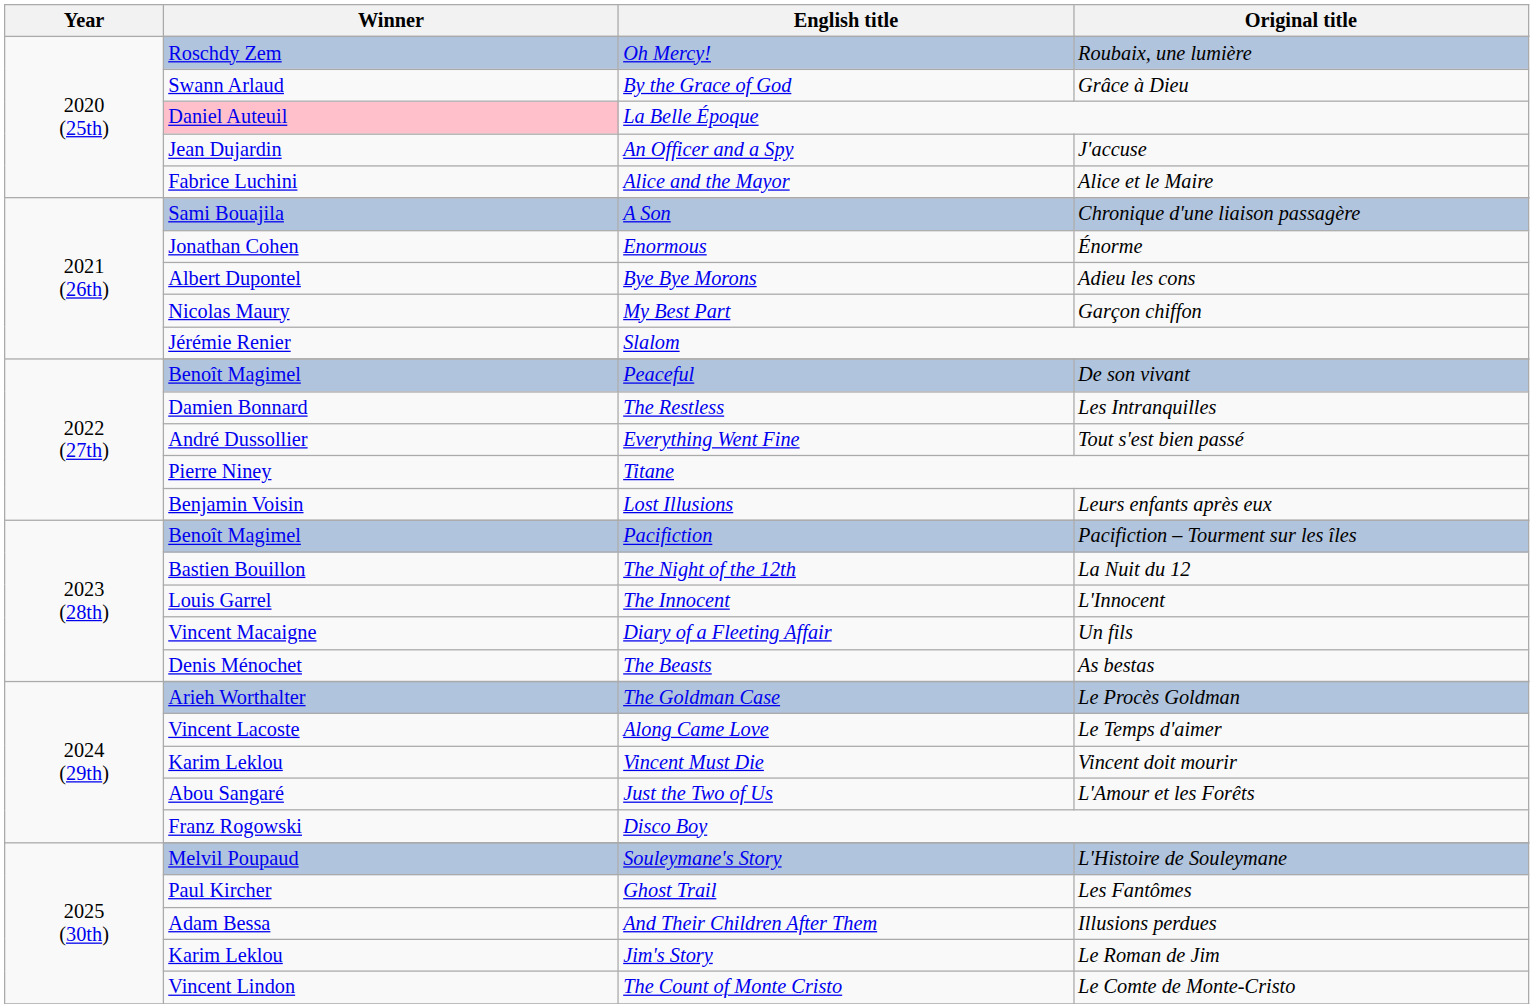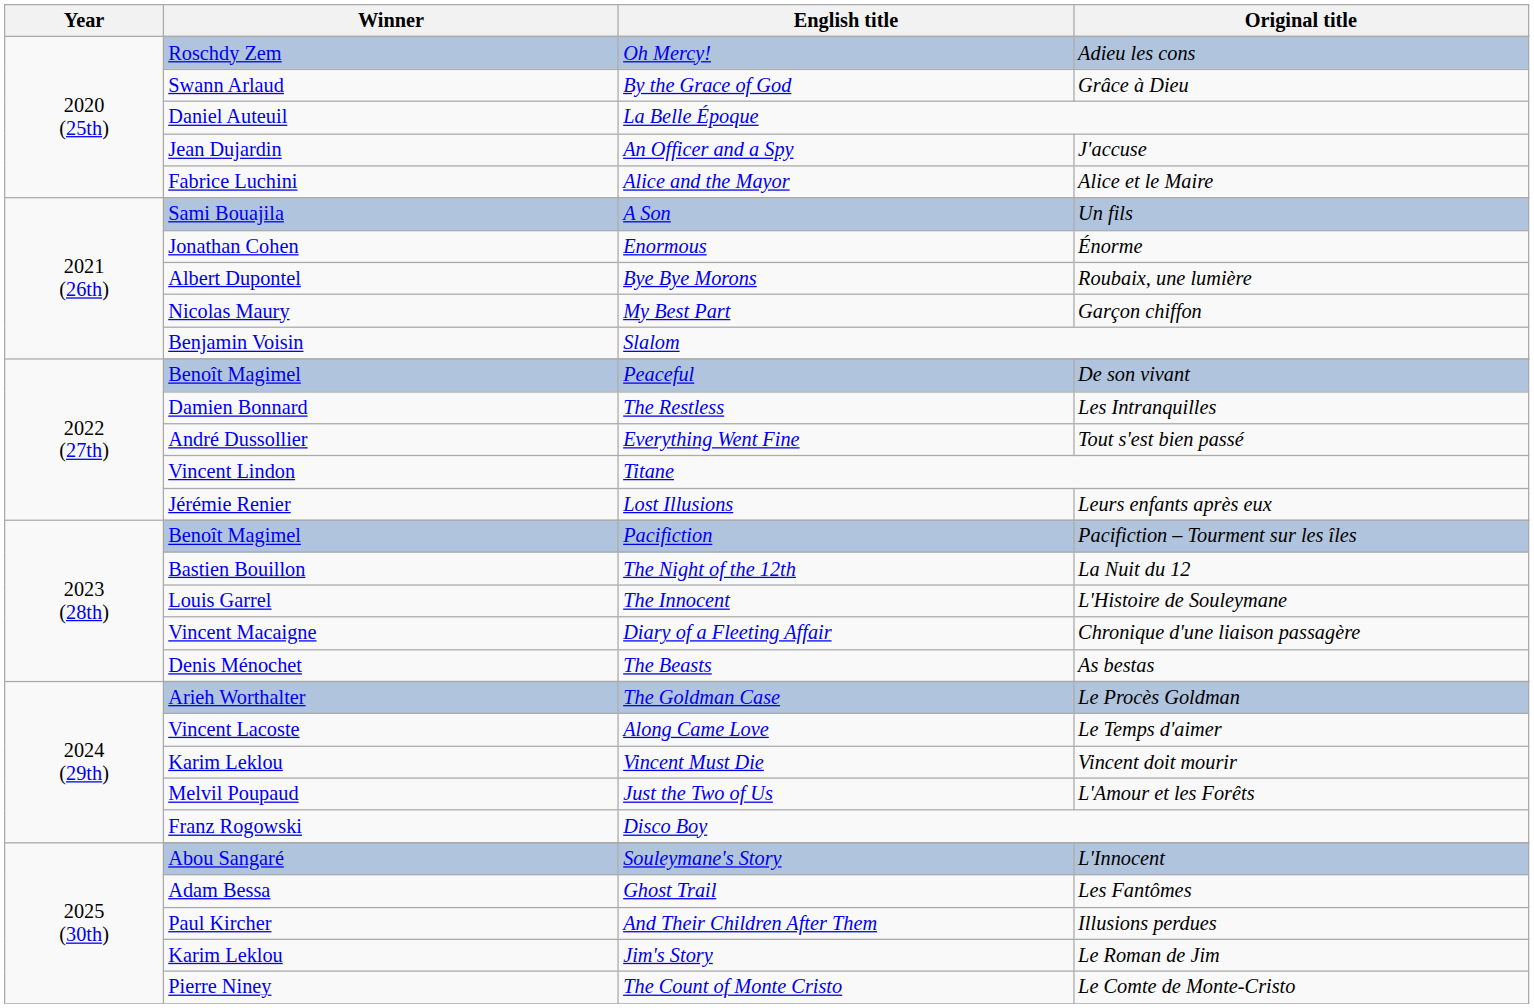(1165, 52) Roubaix, une lumière -> (1137, 52) Adieu les cons
(228, 117) pink background -> (228, 117) no background
(1219, 213) Chronique d'une liaison passagère -> (1105, 213) Un fils
(1137, 278) Adieu les cons -> (1165, 278) Roubaix, une lumière
(229, 342) Jérémie Renier -> (236, 342) Benjamin Voisin
(220, 471) Pierre Niney -> (232, 471) Vincent Lindon
(236, 504) Benjamin Voisin -> (229, 504) Jérémie Renier
(1121, 600) L'Innocent -> (1183, 600) L'Histoire de Souleymane
(1105, 632) Un fils -> (1219, 632) Chronique d'une liaison passagère
(226, 794) Abou Sangaré -> (233, 794) Melvil Poupaud
(233, 858) Melvil Poupaud -> (226, 858) Abou Sangaré
(1183, 858) L'Histoire de Souleymane -> (1121, 858) L'Innocent
(220, 890) Paul Kircher -> (219, 890) Adam Bessa
(219, 922) Adam Bessa -> (220, 922) Paul Kircher
(232, 987) Vincent Lindon -> (220, 987) Pierre Niney
